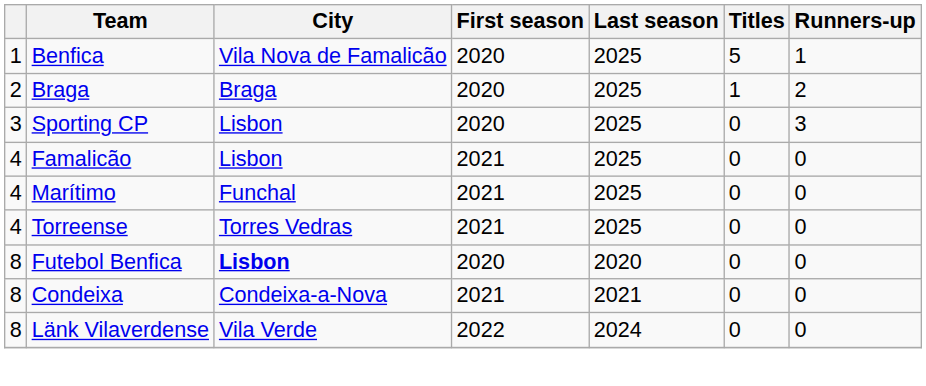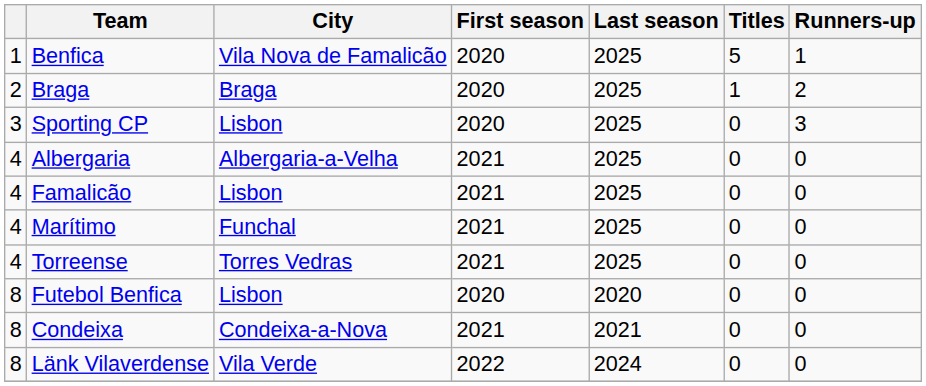+ row: (81, 158)
(254, 261) bold -> (251, 295) normal
